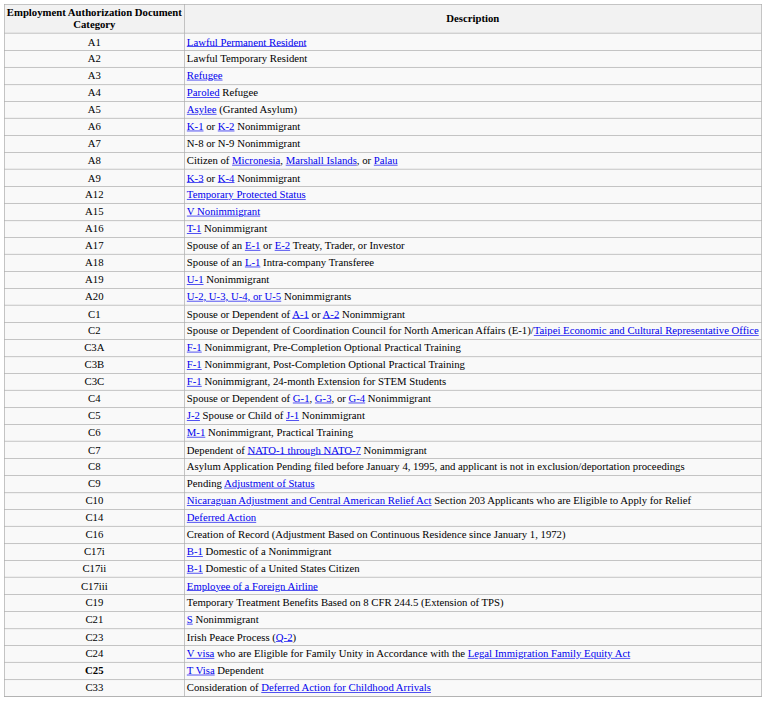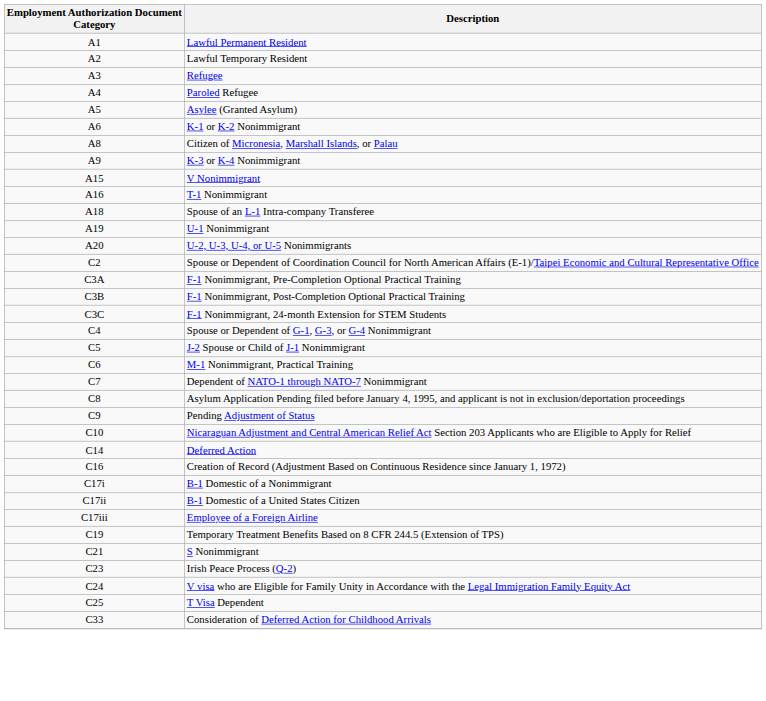- row: (244, 144)
- row: (246, 195)
- row: (296, 246)
- row: (296, 314)
(94, 671) bold -> (94, 603) normal
